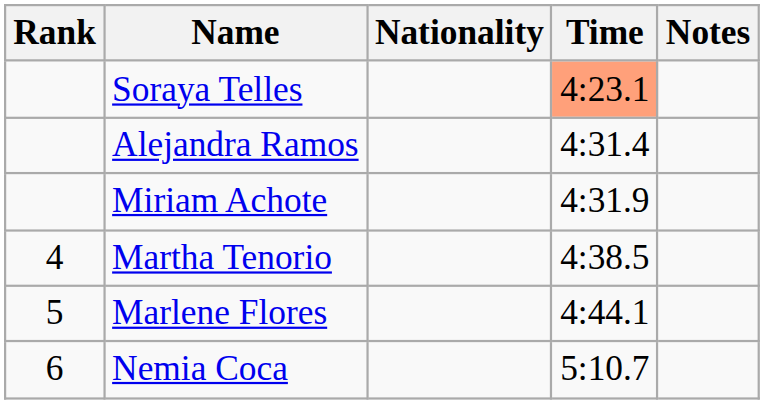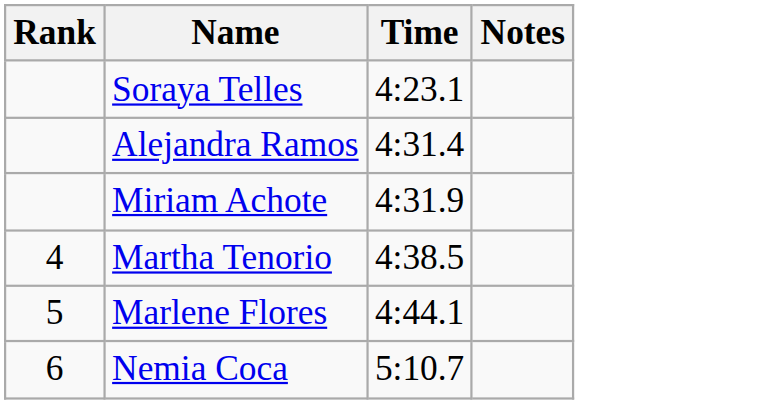- column: (459, 32)
(605, 88) lightsalmon background -> (420, 88) no background
